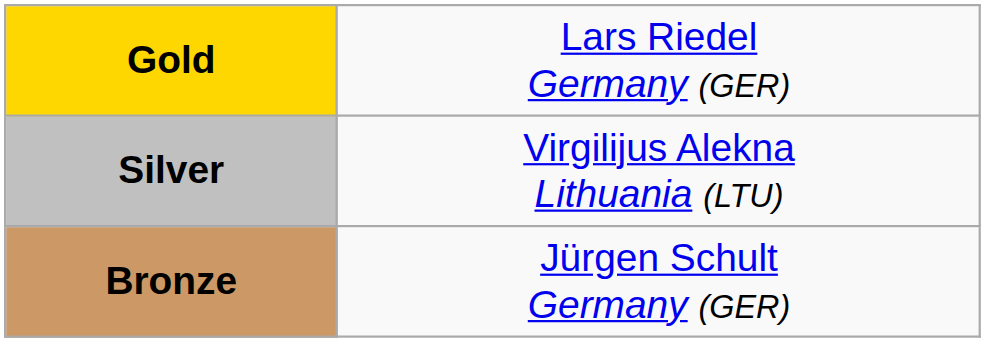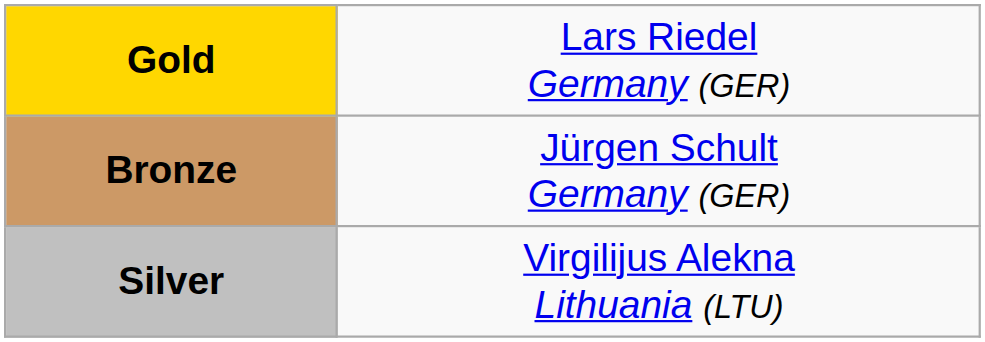rows swapped: (171, 169) <-> (171, 280)
